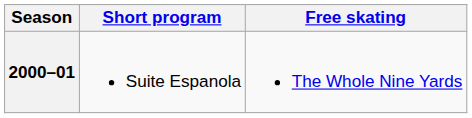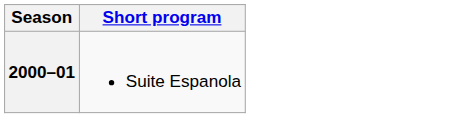- column: (356, 18)
